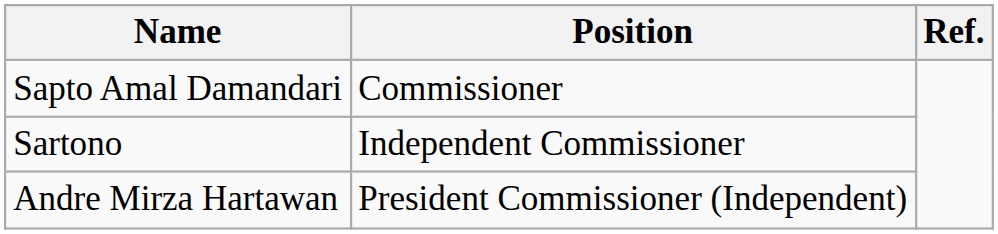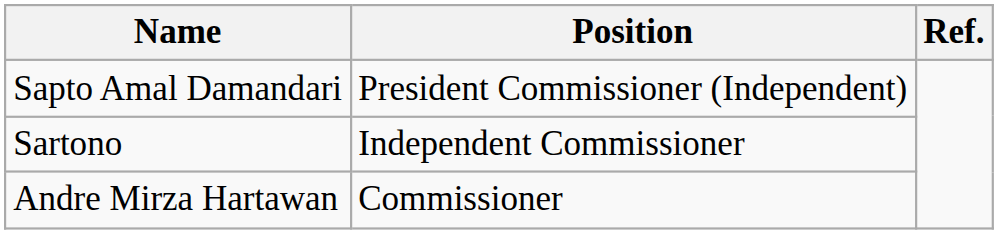(460, 87) Commissioner -> (633, 87) President Commissioner (Independent)
(633, 198) President Commissioner (Independent) -> (460, 198) Commissioner
